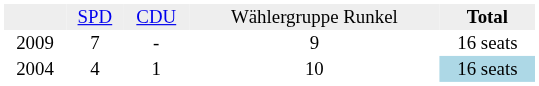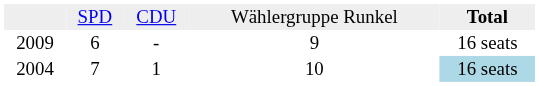(95, 42) 7 -> (95, 42) 6
(95, 68) 4 -> (95, 68) 7
